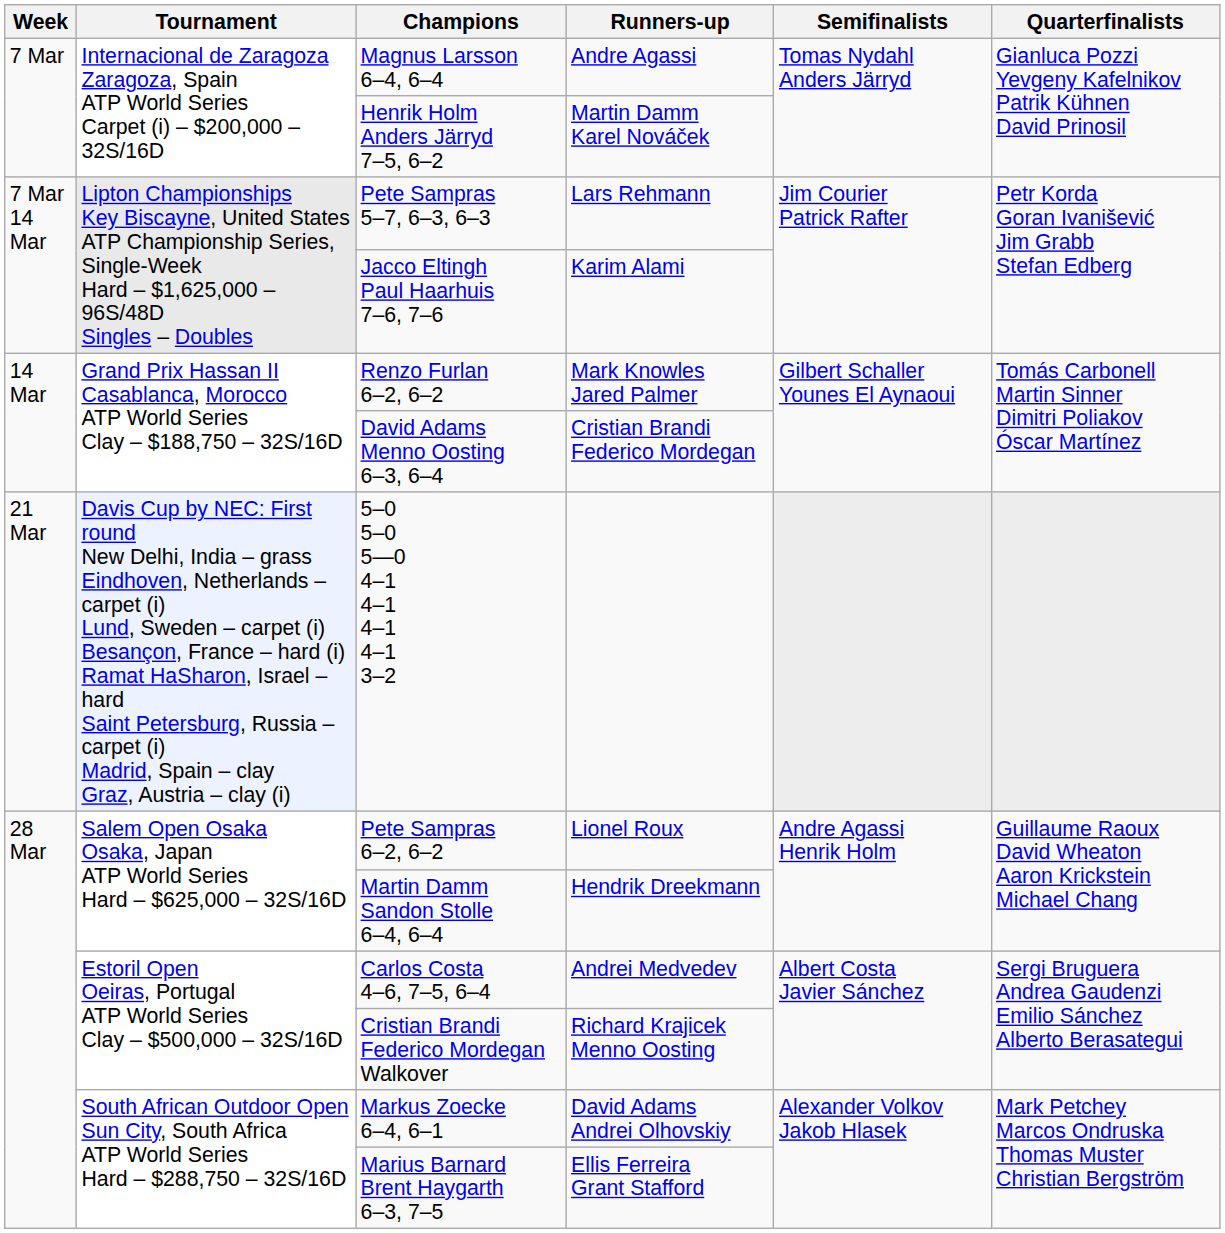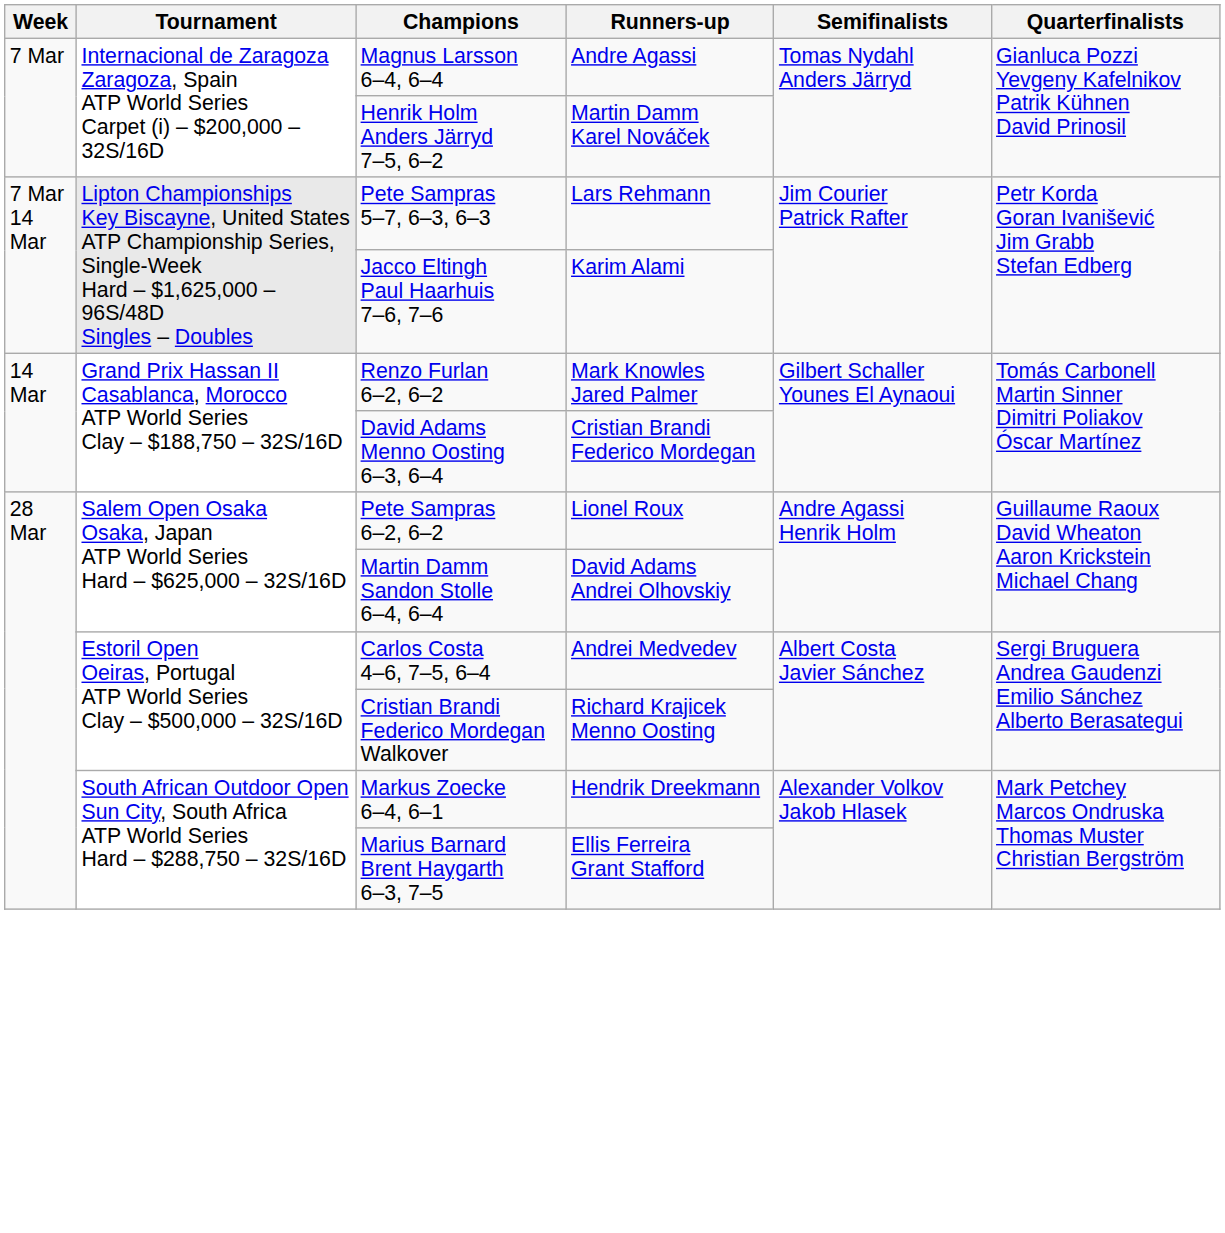- row: (383, 593)
(666, 886) Hendrik Dreekmann -> (651, 579) David Adams Andrei Olhovskiy
(651, 1118) David Adams Andrei Olhovskiy -> (666, 787) Hendrik Dreekmann
